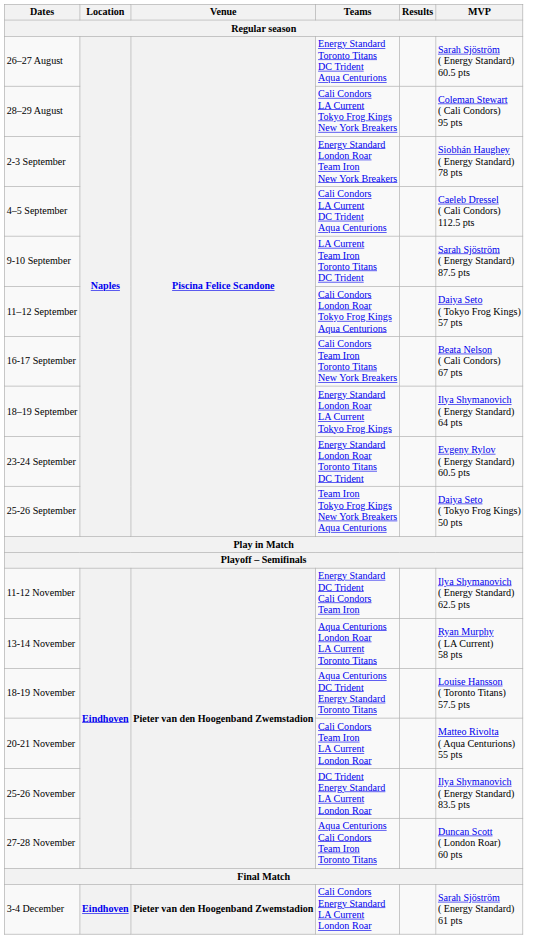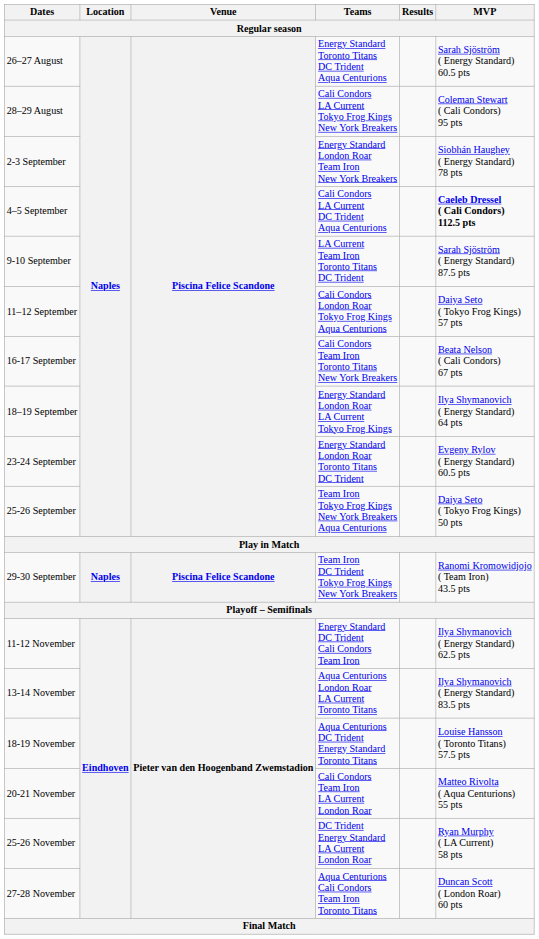(469, 211) normal -> (471, 211) bold
+ row: (41, 577)
(466, 643) Ryan Murphy ( LA Current) 58 pts -> (476, 693) Ilya Shymanovich ( Energy Standard) 83.5 pts
(476, 793) Ilya Shymanovich ( Energy Standard) 83.5 pts -> (466, 843) Ryan Murphy ( LA Current) 58 pts
- row: (35, 909)
